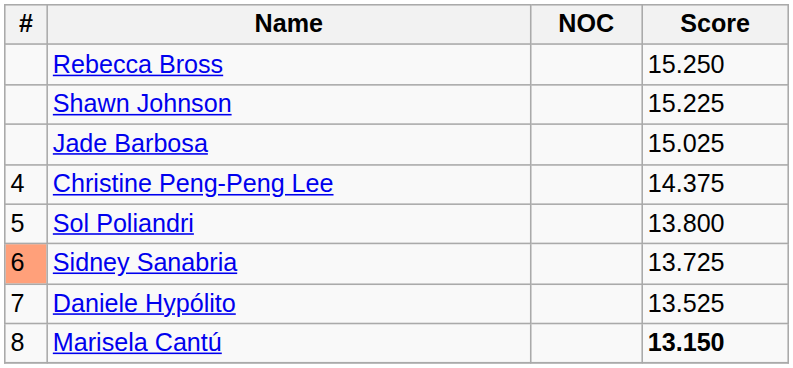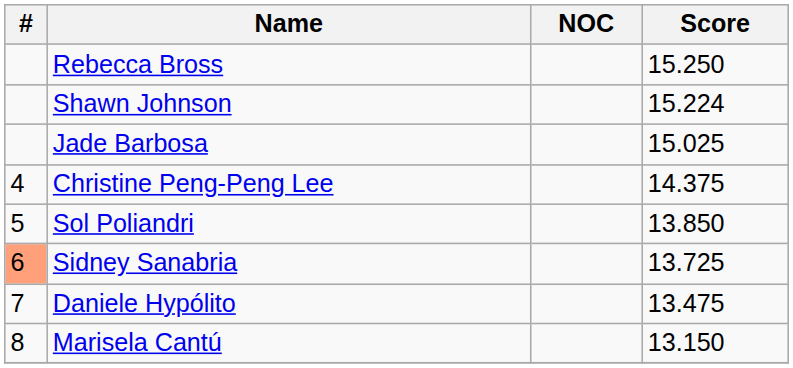(686, 104) 15.225 -> (686, 104) 15.224
(686, 223) 13.800 -> (686, 223) 13.850
(686, 303) 13.525 -> (686, 303) 13.475
(686, 343) bold -> (686, 343) normal
